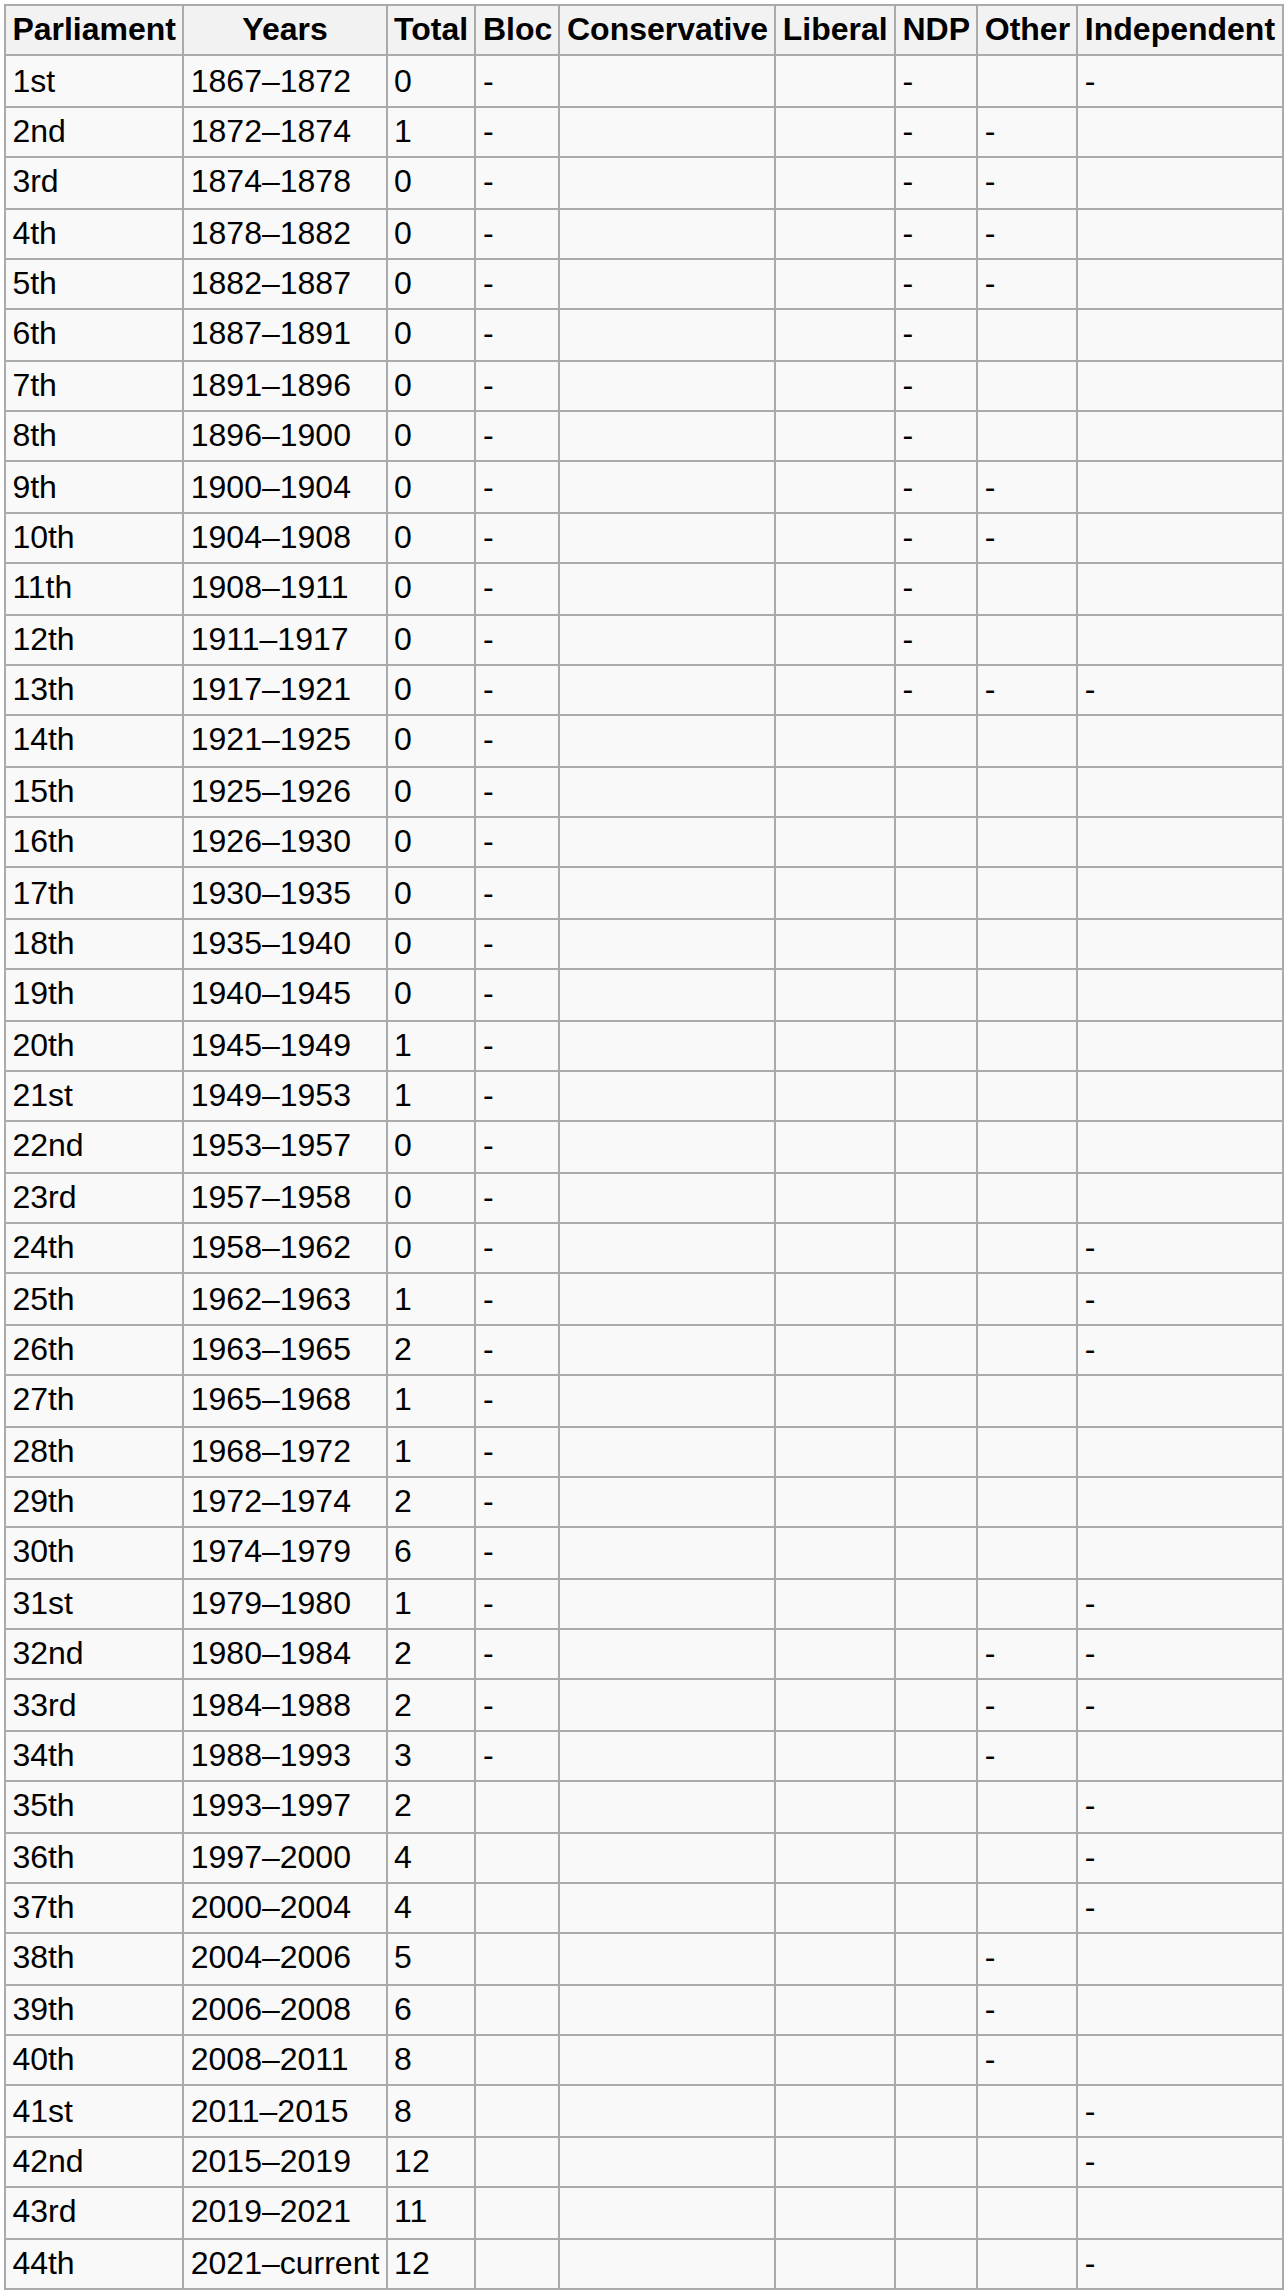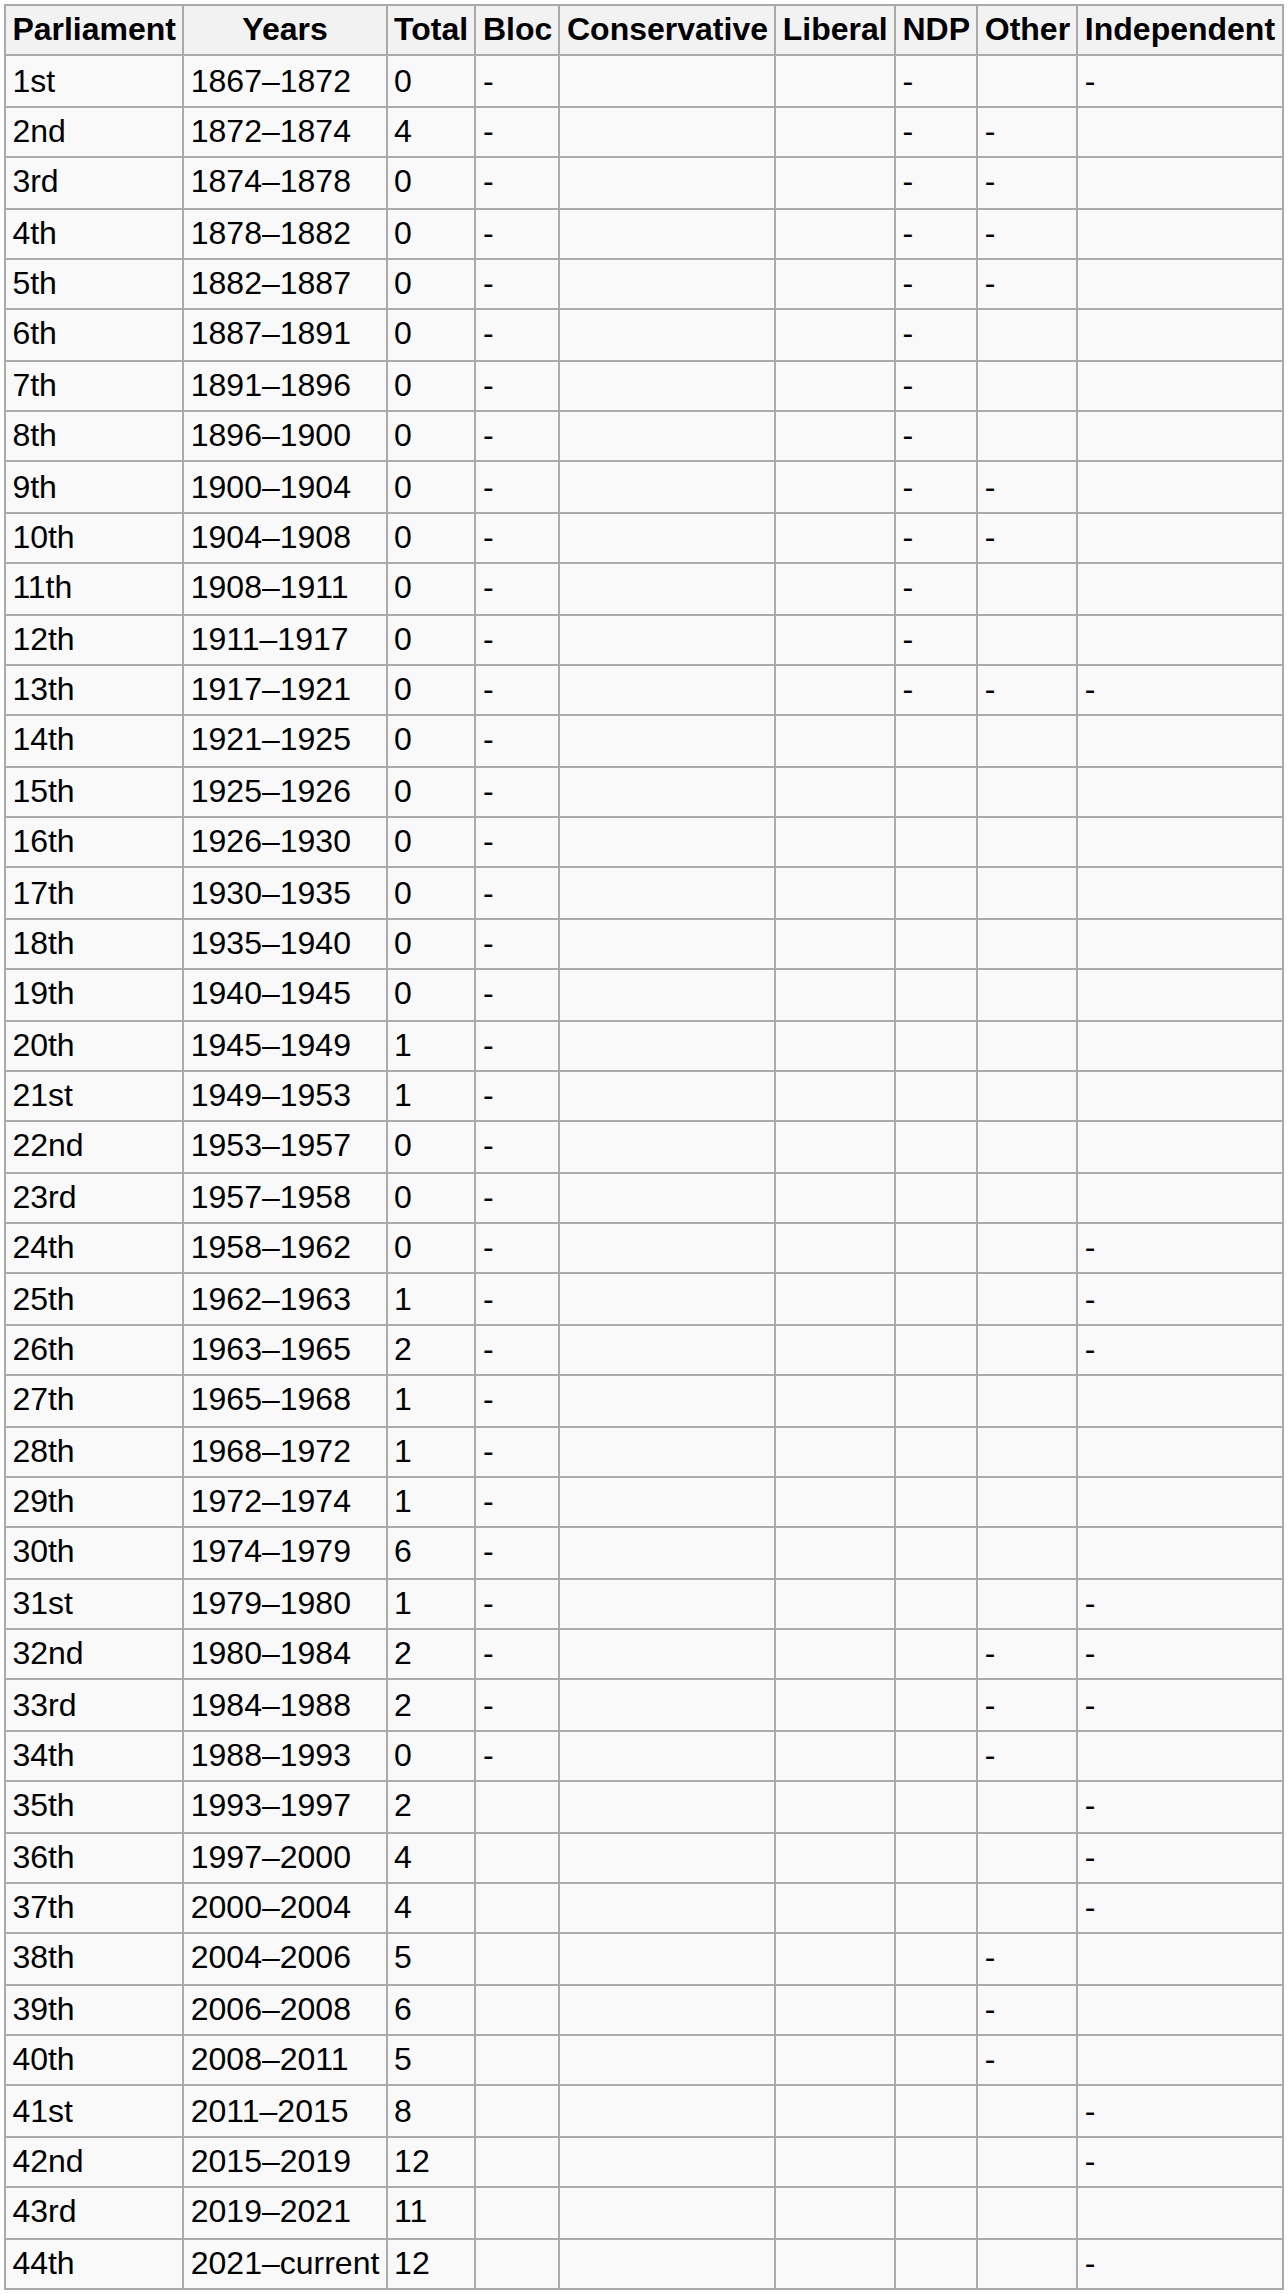(403, 131) 1 -> (403, 131) 4
(403, 1501) 2 -> (403, 1501) 1
(403, 1755) 3 -> (403, 1755) 0
(403, 2059) 8 -> (403, 2059) 5
